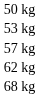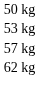- row: (19, 87)
